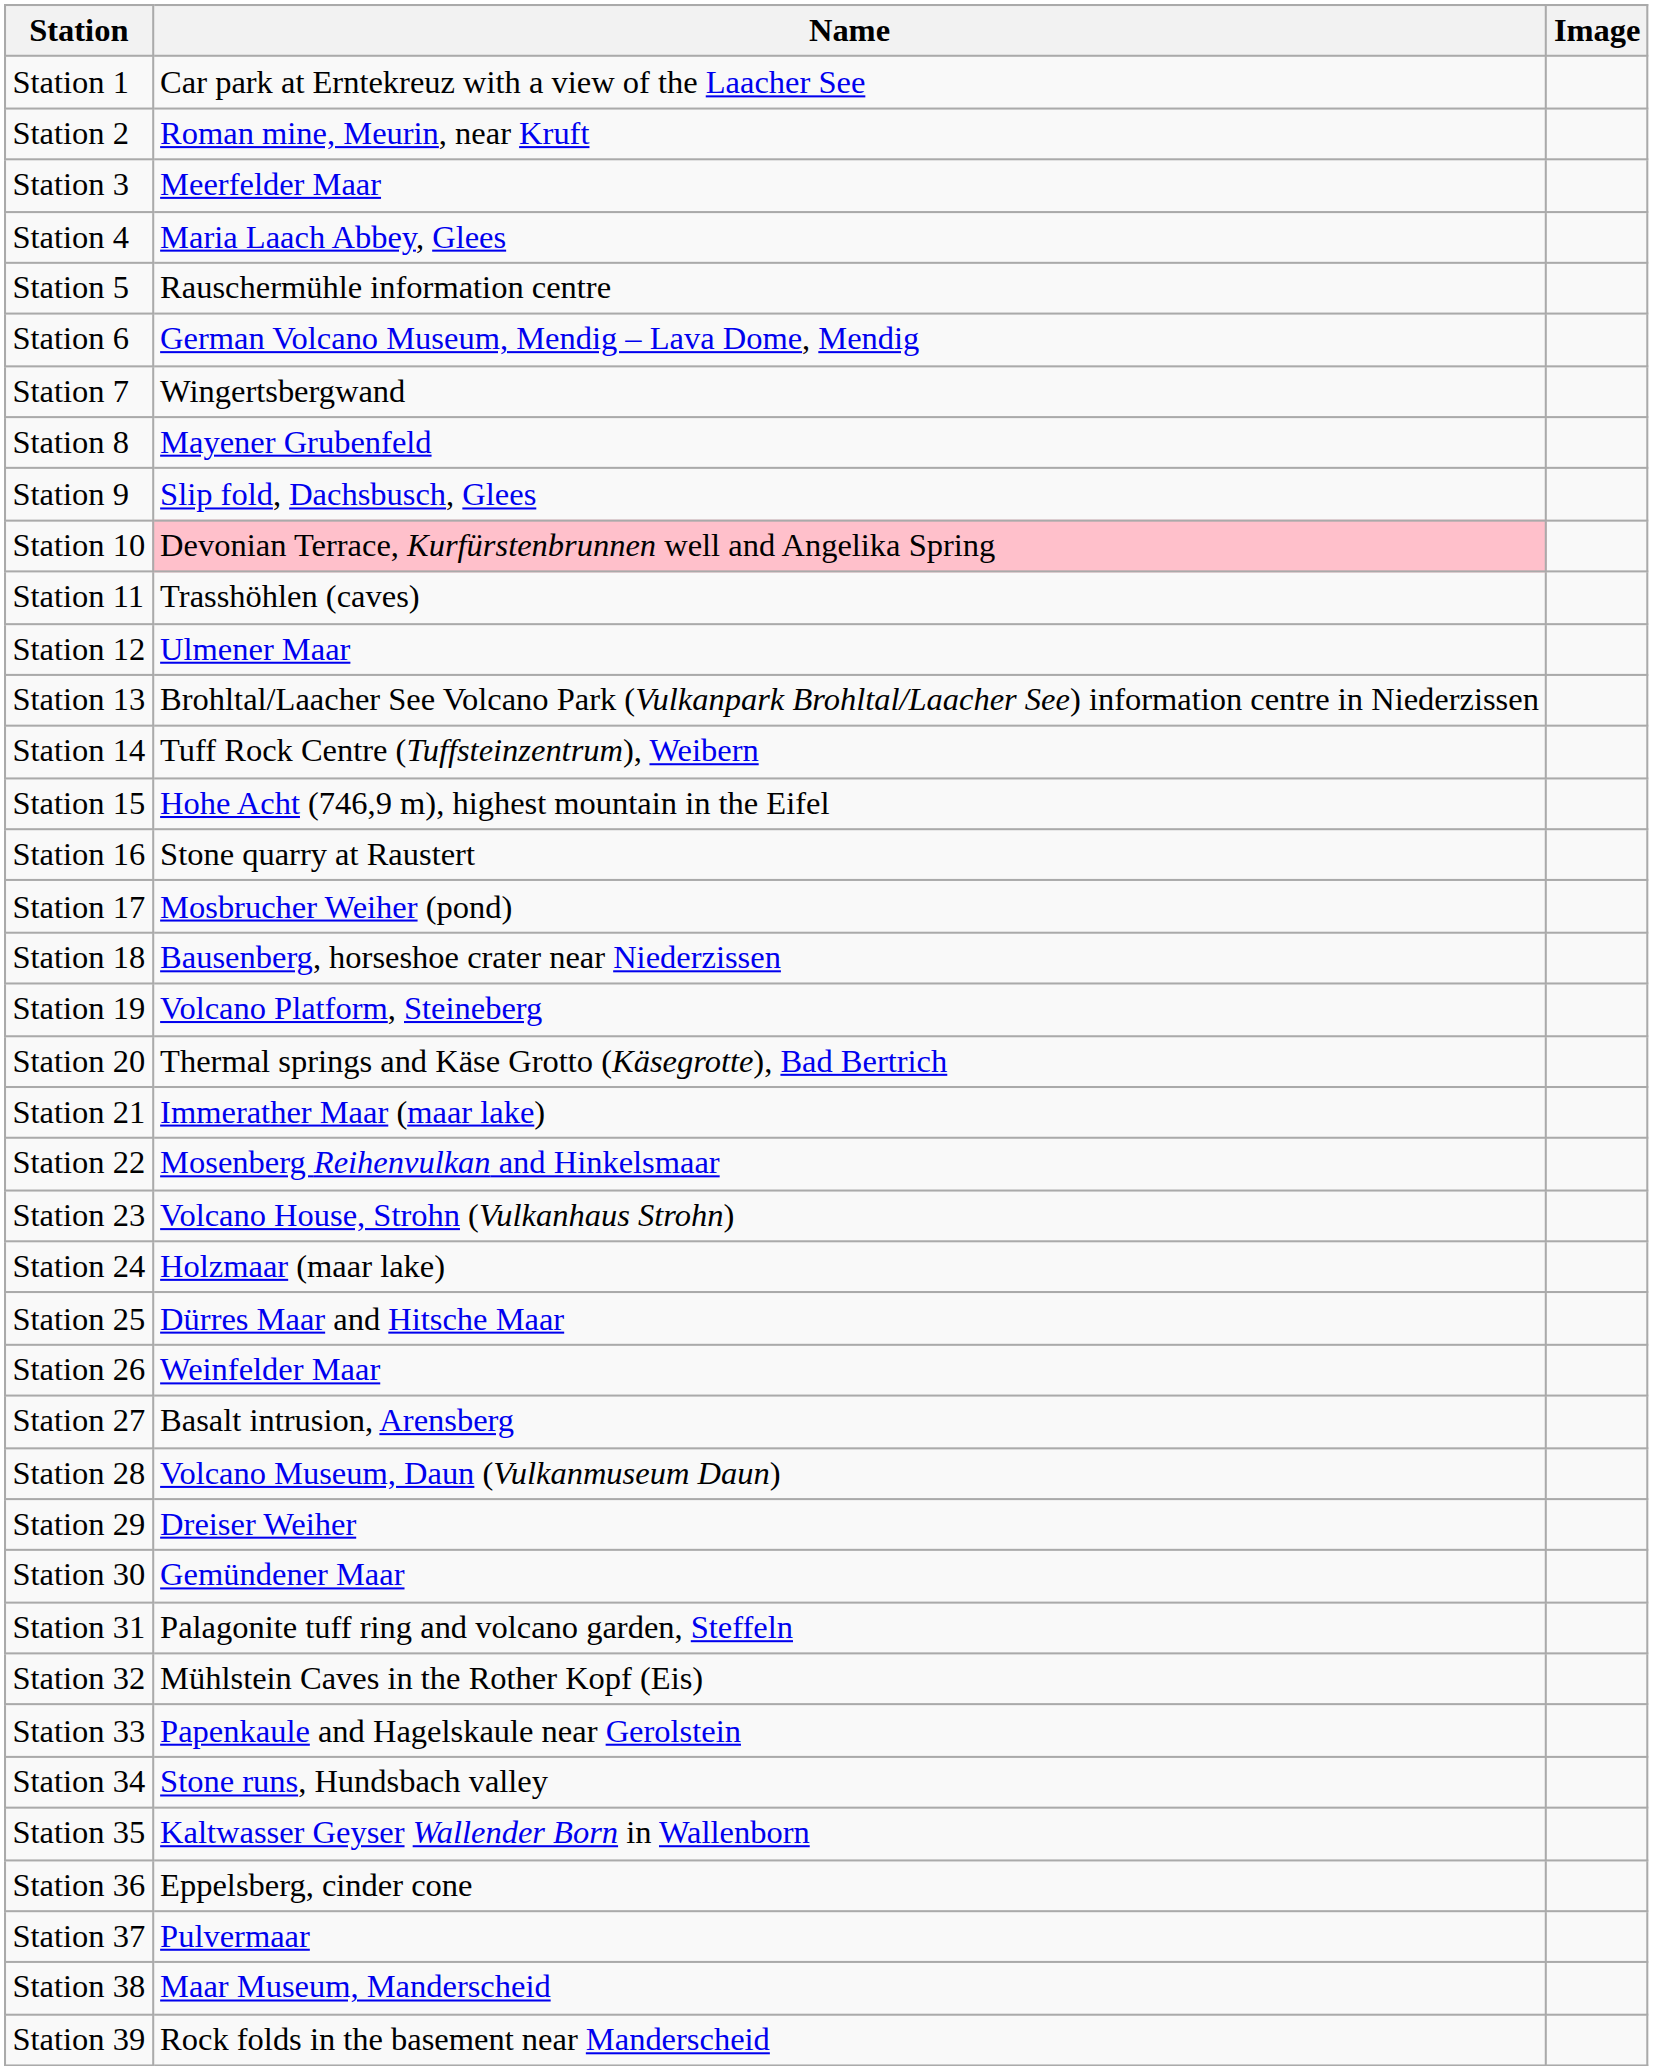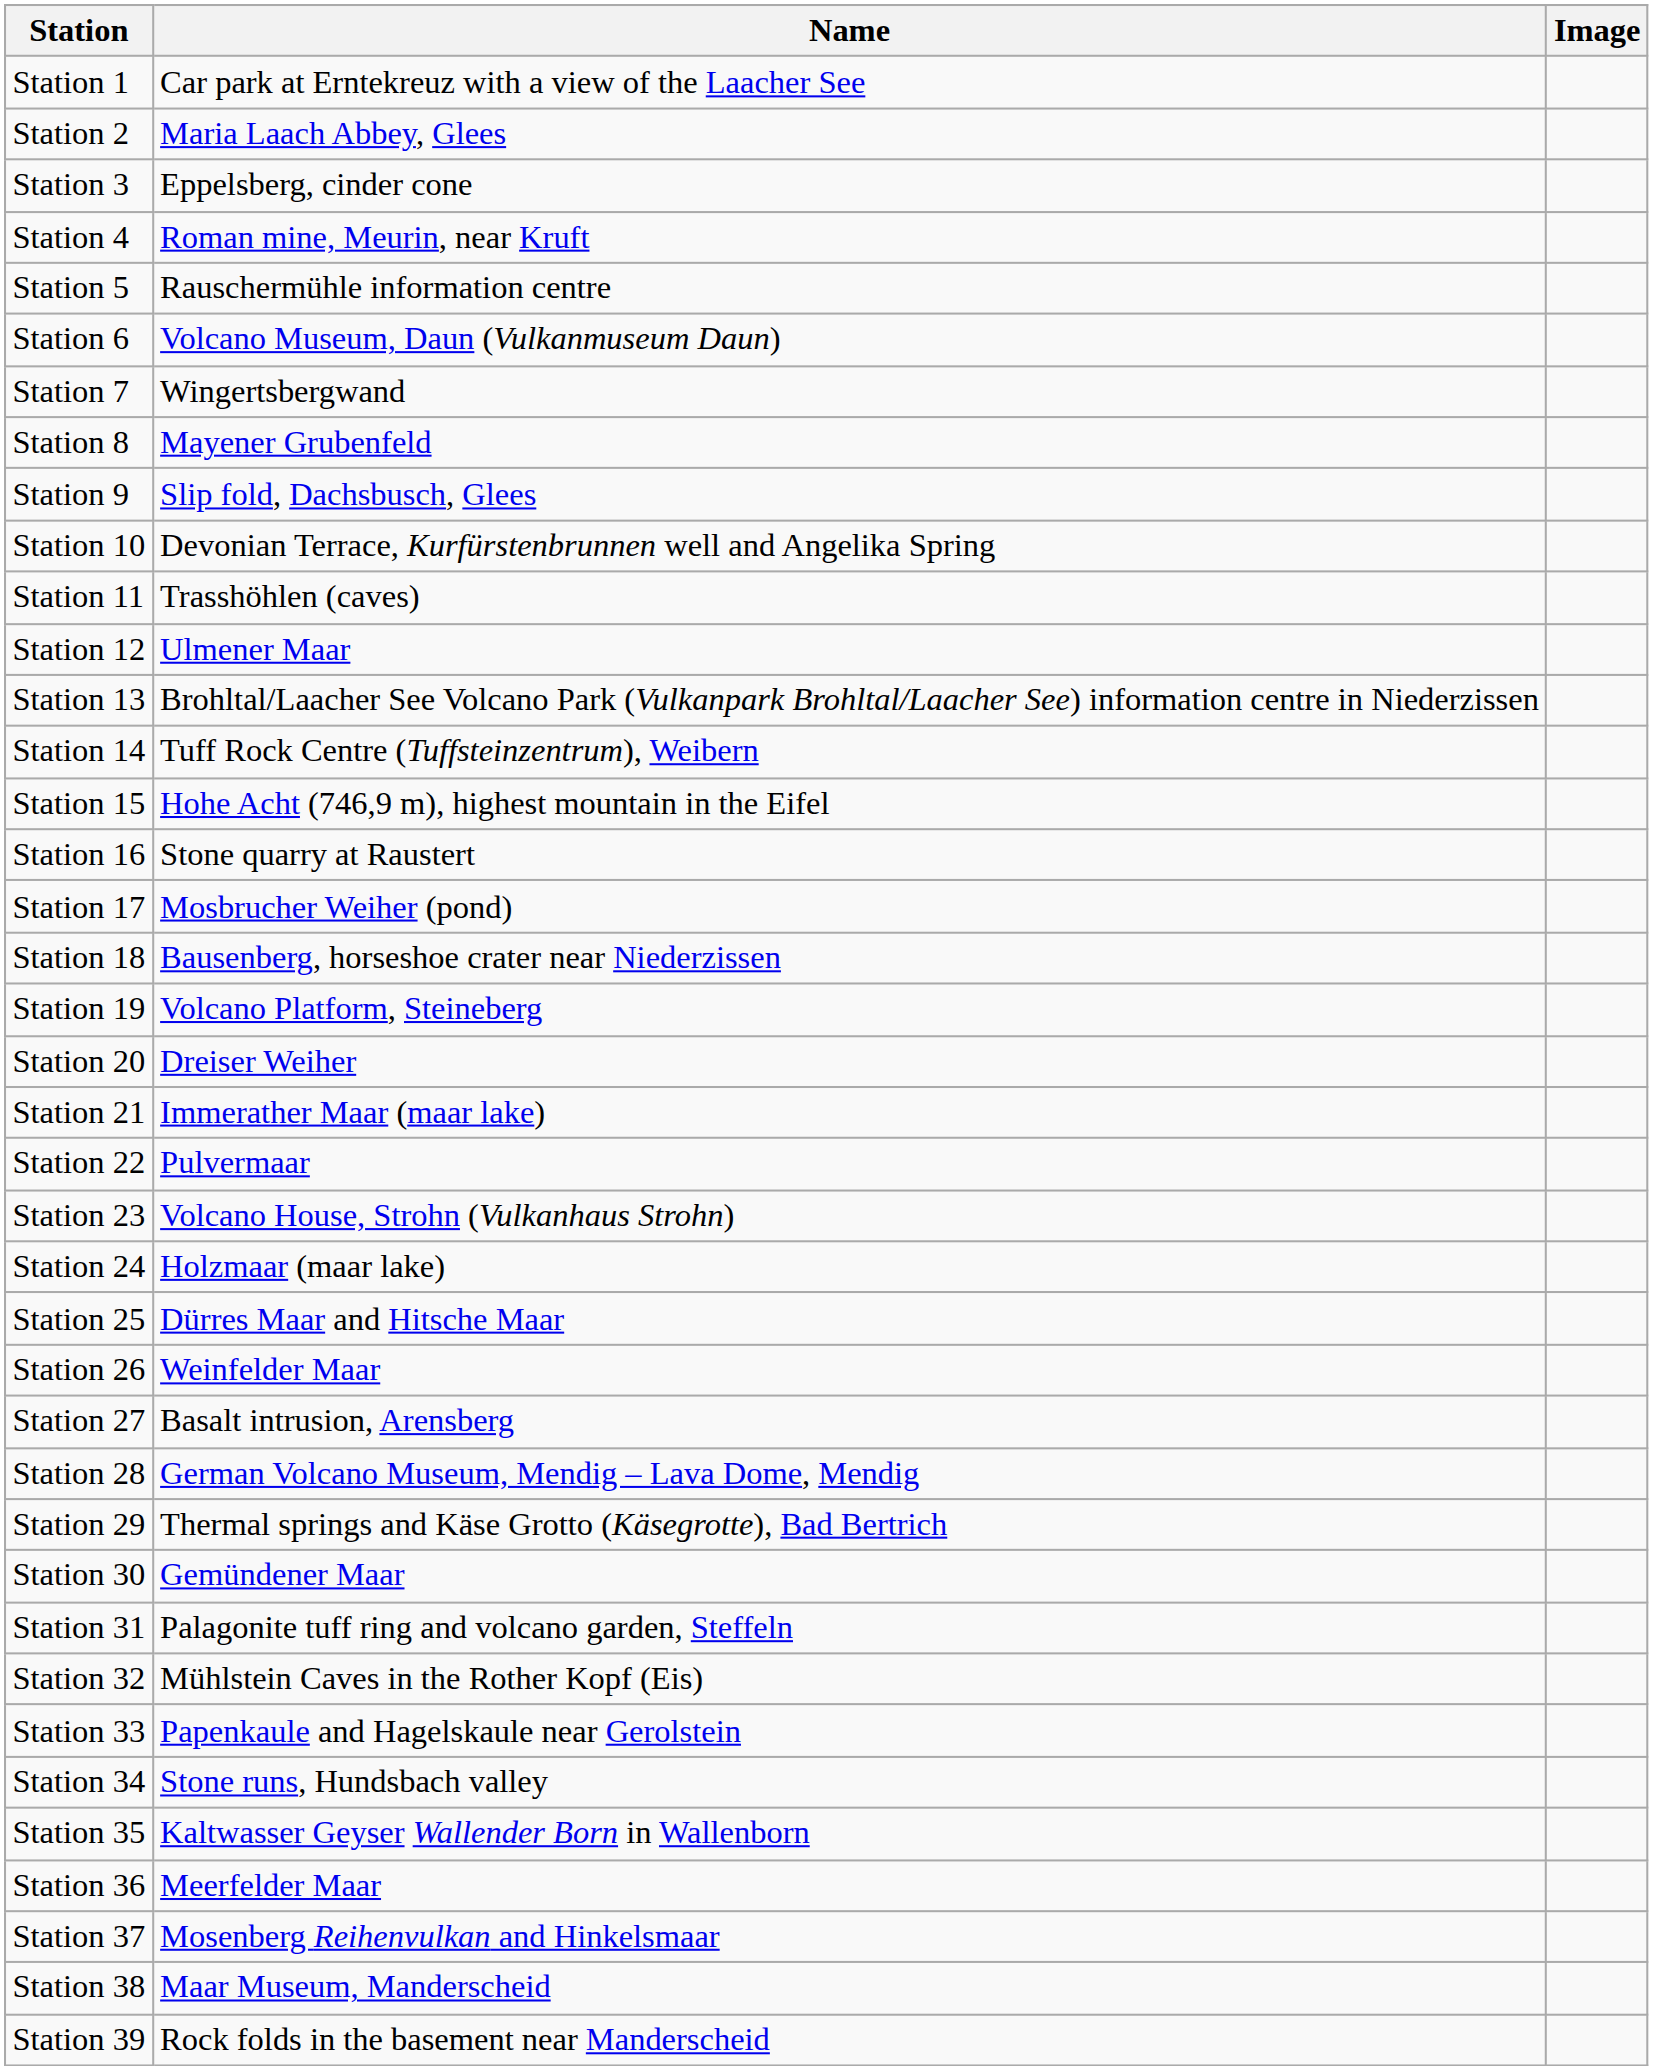(375, 133) Roman mine, Meurin, near Kruft -> (333, 133) Maria Laach Abbey, Glees
(271, 184) Meerfelder Maar -> (316, 184) Eppelsberg, cinder cone
(333, 236) Maria Laach Abbey, Glees -> (375, 236) Roman mine, Meurin, near Kruft
(540, 339) German Volcano Museum, Mendig – Lava Dome, Mendig -> (470, 339) Volcano Museum, Daun (Vulkanmuseum Daun)
(578, 545) pink background -> (578, 545) no background
(554, 1060) Thermal springs and Käse Grotto (Käsegrotte), Bad Bertrich -> (258, 1060) Dreiser Weiher
(440, 1163) Mosenberg Reihenvulkan and Hinkelsmaar -> (235, 1163) Pulvermaar
(470, 1472) Volcano Museum, Daun (Vulkanmuseum Daun) -> (540, 1472) German Volcano Museum, Mendig – Lava Dome, Mendig
(258, 1524) Dreiser Weiher -> (554, 1524) Thermal springs and Käse Grotto (Käsegrotte), Bad Bertrich
(316, 1884) Eppelsberg, cinder cone -> (271, 1884) Meerfelder Maar
(235, 1936) Pulvermaar -> (440, 1936) Mosenberg Reihenvulkan and Hinkelsmaar
